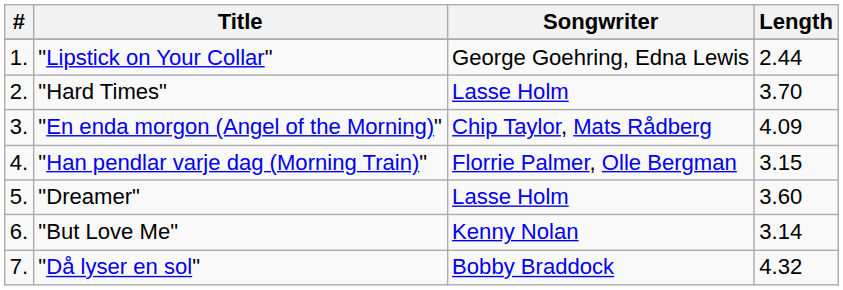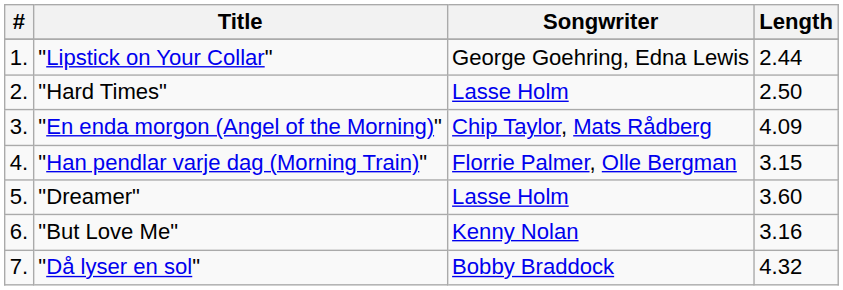(781, 92) 3.70 -> (781, 92) 2.50
(781, 232) 3.14 -> (781, 232) 3.16
